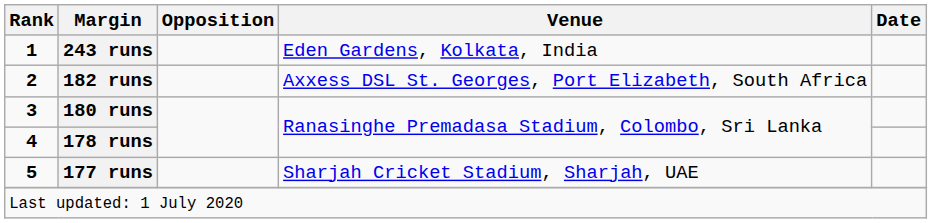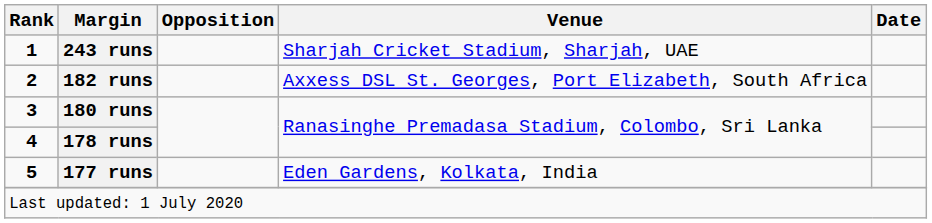(440, 50) Eden Gardens, Kolkata, India -> (491, 50) Sharjah Cricket Stadium, Sharjah, UAE
(491, 173) Sharjah Cricket Stadium, Sharjah, UAE -> (440, 173) Eden Gardens, Kolkata, India
